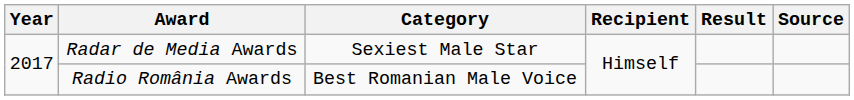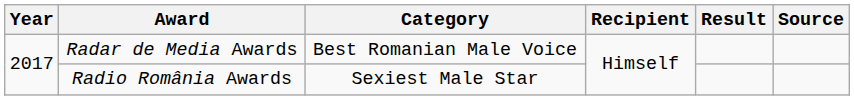(445, 50) Sexiest Male Star -> (445, 50) Best Romanian Male Voice
(445, 79) Best Romanian Male Voice -> (445, 79) Sexiest Male Star
